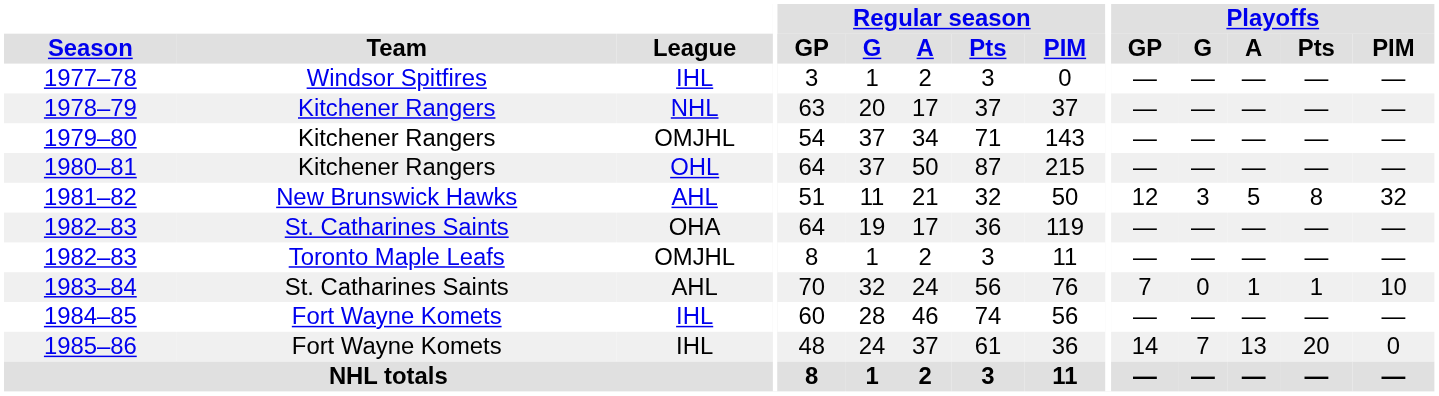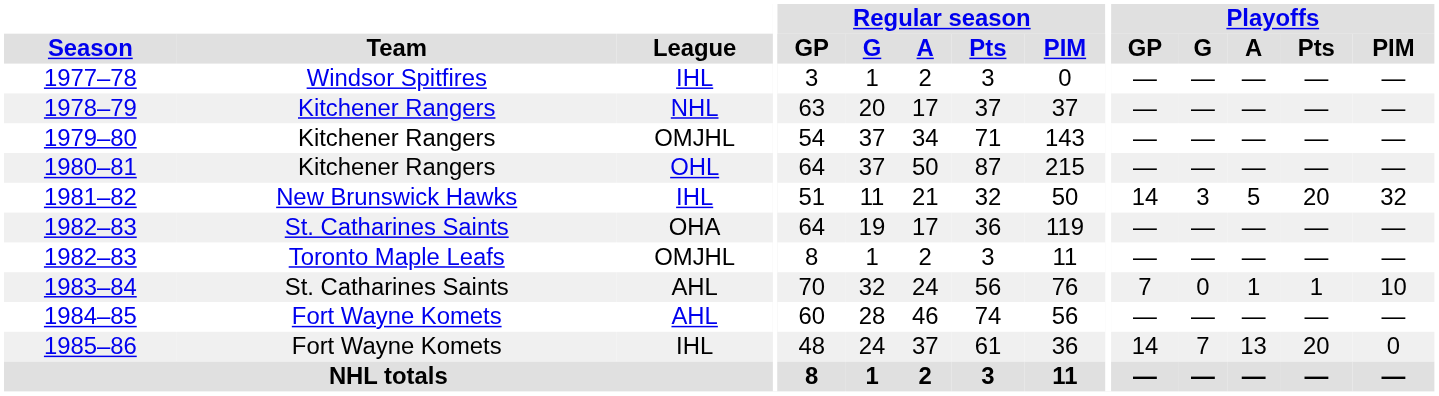(695, 197) AHL -> (695, 197) IHL
(1145, 197) 12 -> (1145, 197) 14
(1316, 197) 8 -> (1316, 197) 20
(695, 316) IHL -> (695, 316) AHL
